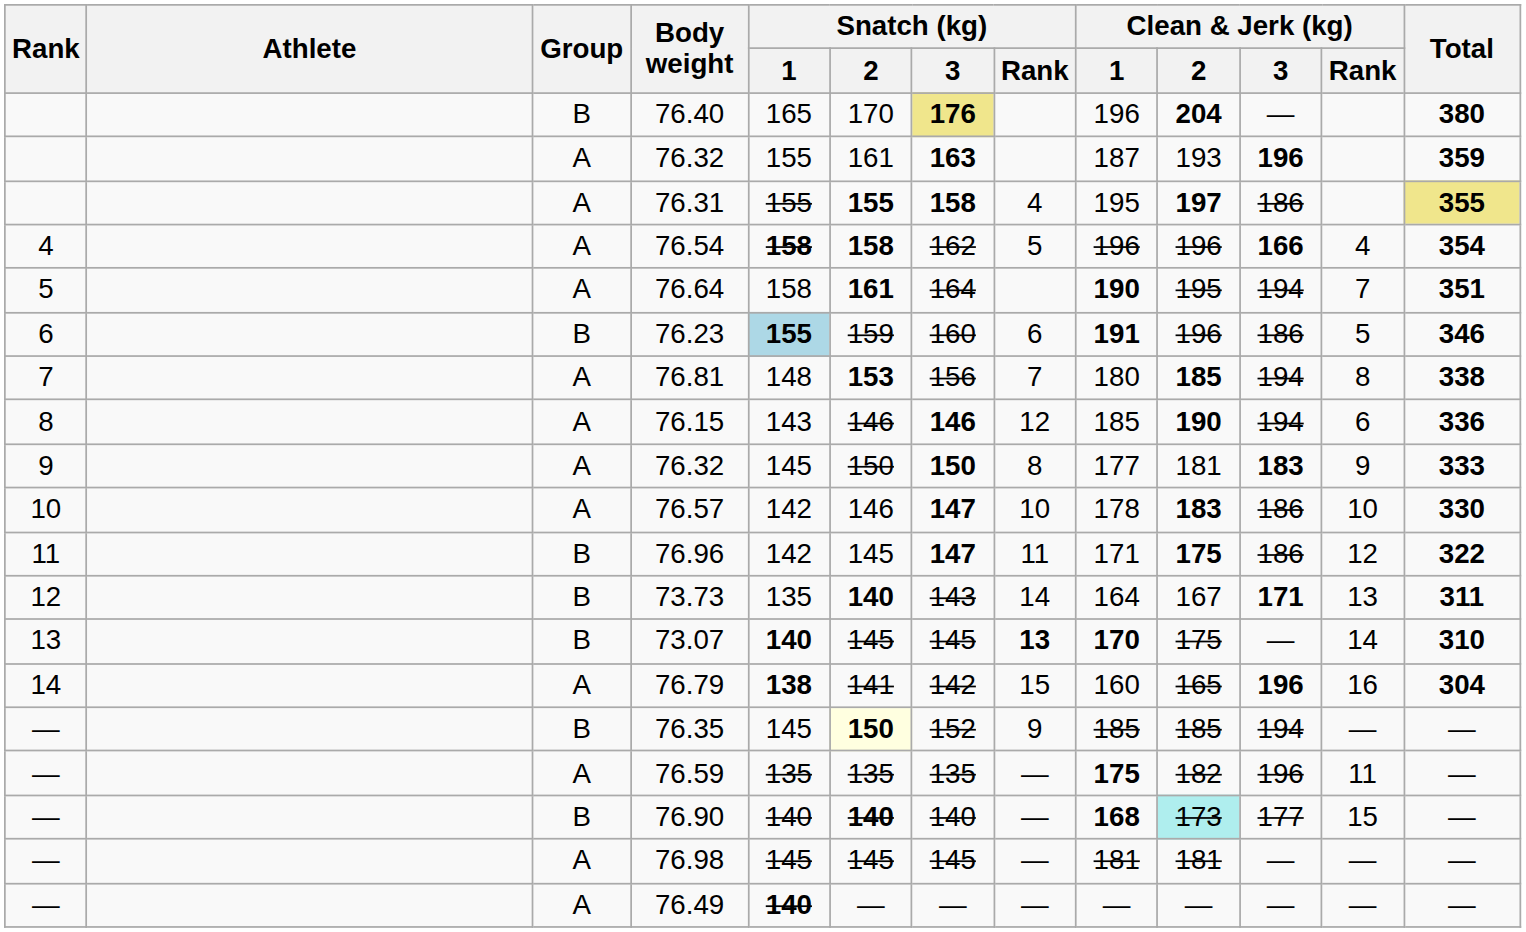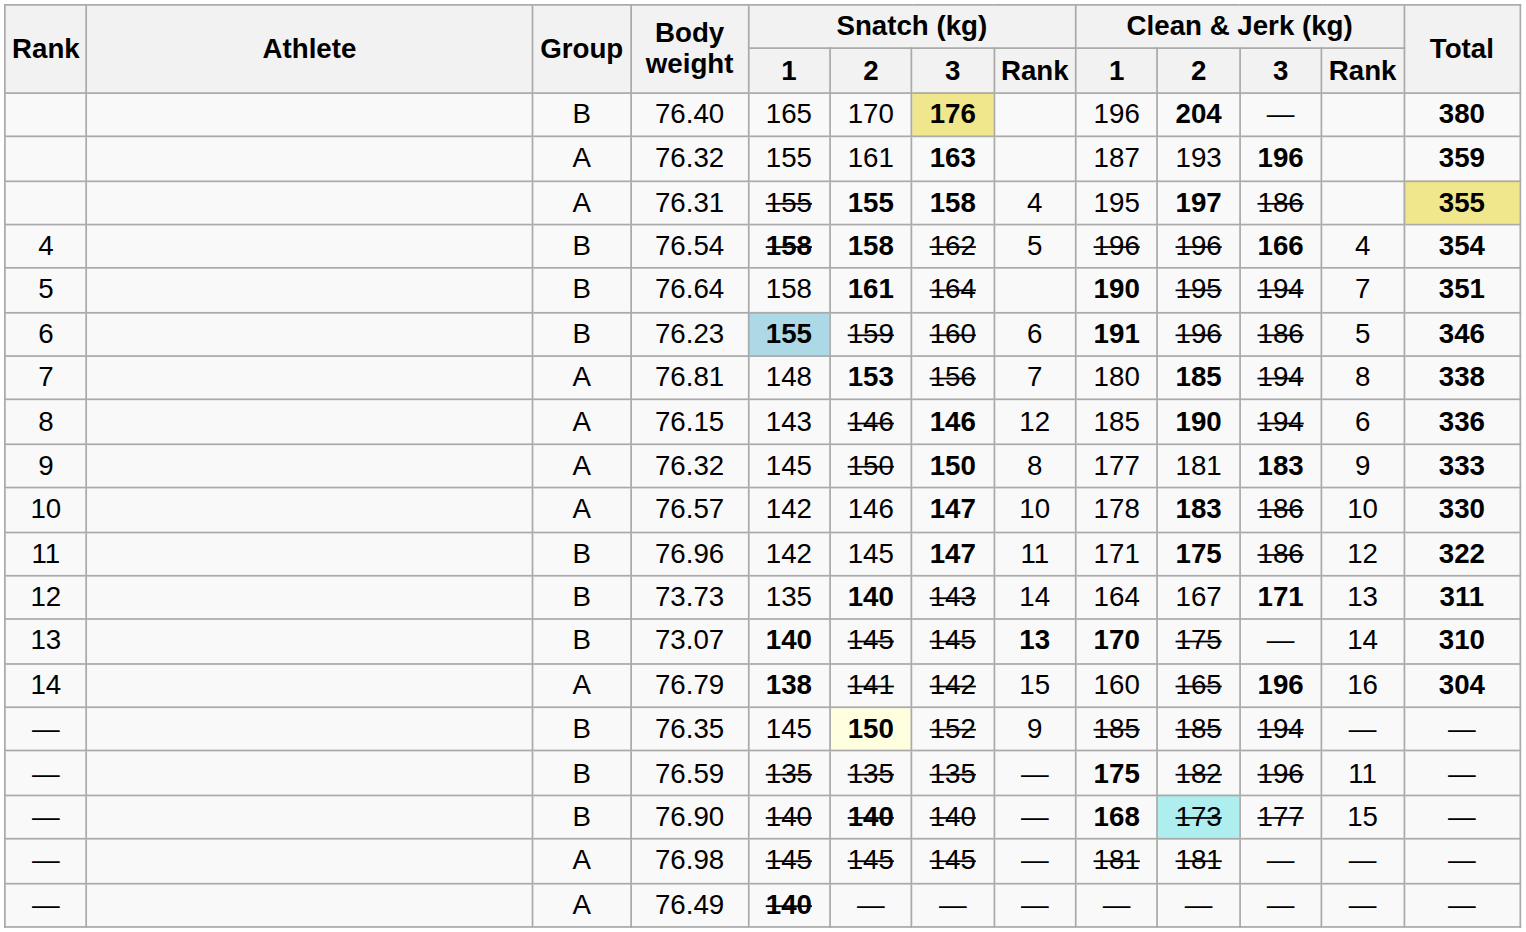(582, 245) A -> (582, 245) B
(582, 289) A -> (582, 289) B
(582, 772) A -> (582, 772) B
